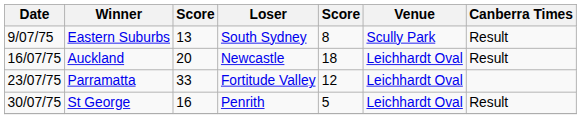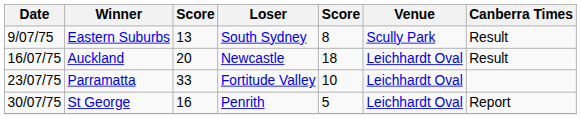(330, 80) 12 -> (330, 80) 10
(489, 102) Result -> (490, 102) Report
